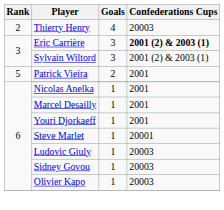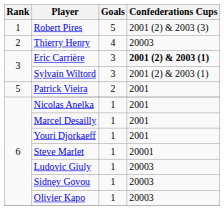+ row: (58, 27)
